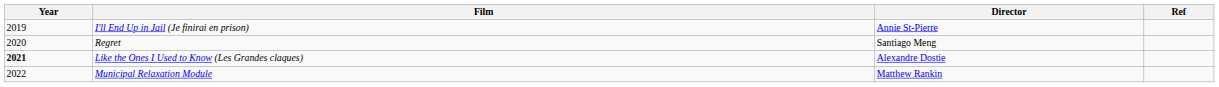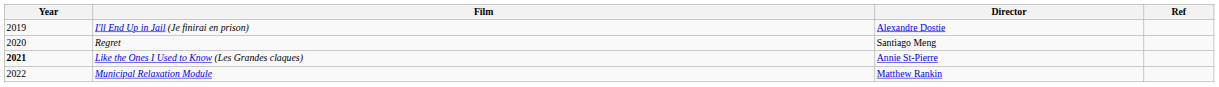(907, 27) Annie St-Pierre -> (911, 27) Alexandre Dostie
(911, 58) Alexandre Dostie -> (907, 58) Annie St-Pierre
